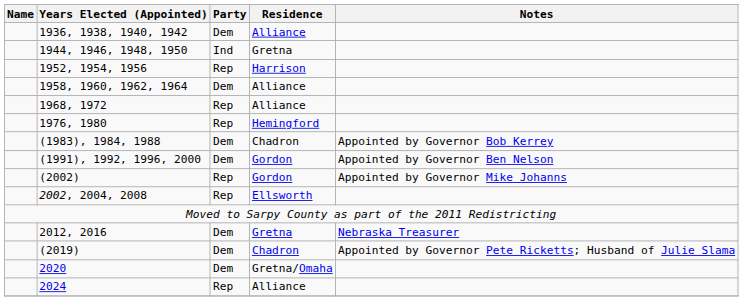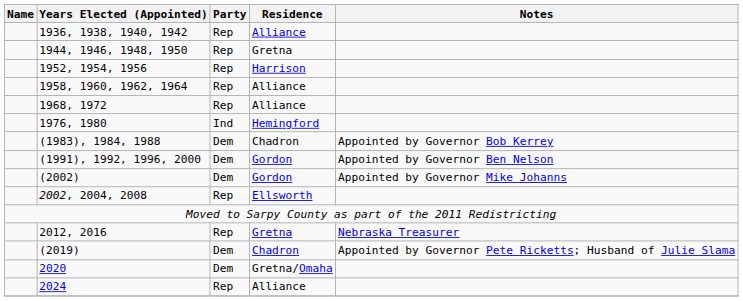(223, 32) Dem -> (223, 32) Rep
(223, 50) Ind -> (223, 50) Rep
(223, 86) Dem -> (223, 86) Rep
(223, 123) Rep -> (223, 123) Ind
(223, 178) Rep -> (223, 178) Dem
(223, 232) Dem -> (223, 232) Rep
